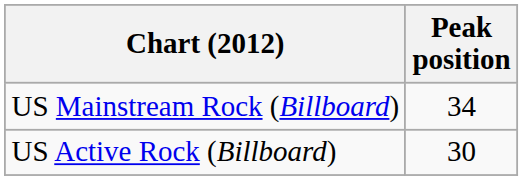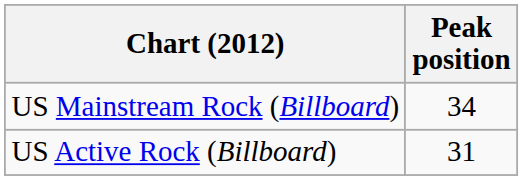(461, 151) 30 -> (461, 151) 31
